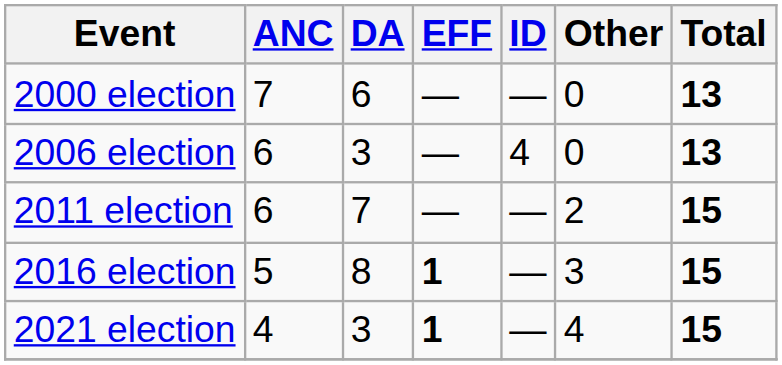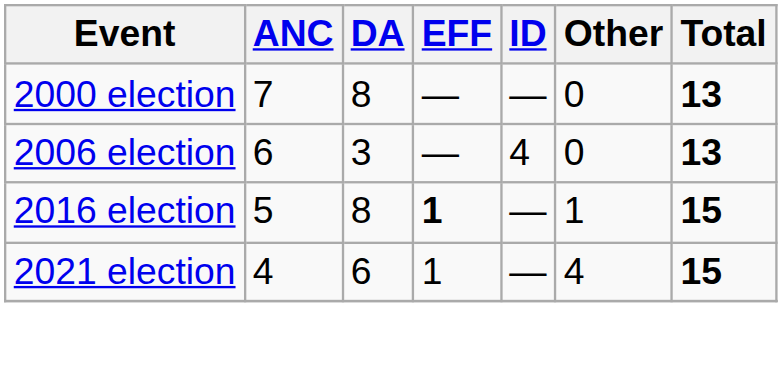(361, 93) 6 -> (361, 93) 8
- row: (123, 211)
(574, 270) 3 -> (574, 211) 1
(361, 329) 3 -> (361, 270) 6
(432, 329) bold -> (432, 270) normal
